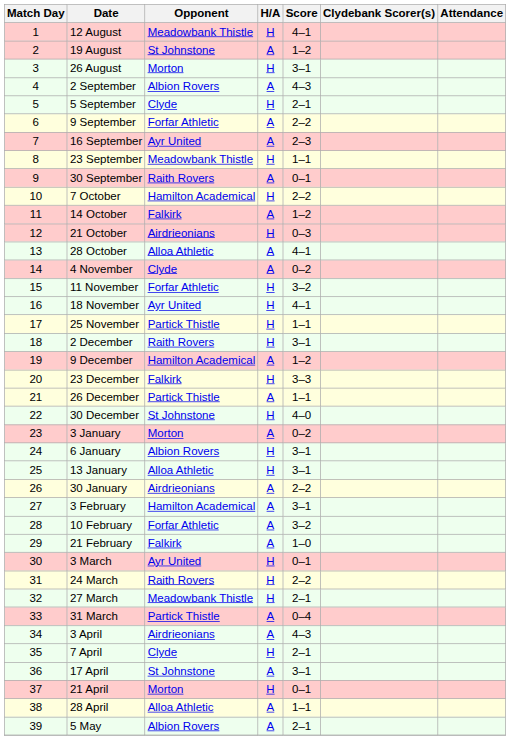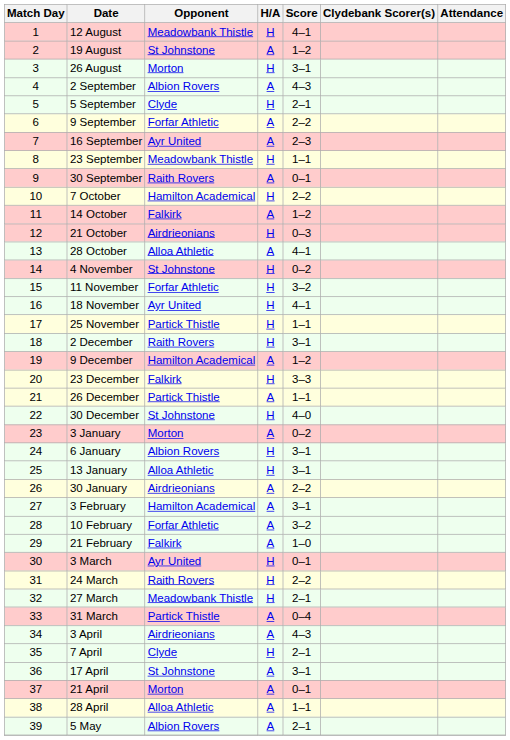(162, 269) Clyde -> (181, 269) St Johnstone
(270, 269) A -> (270, 269) H
(270, 689) H -> (270, 689) A
